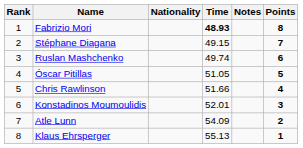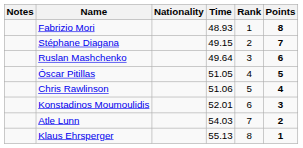columns swapped: (18, 12) <-> (248, 12)
(217, 27) bold -> (220, 27) normal
(217, 58) 49.74 -> (220, 58) 49.64
(217, 89) 51.66 -> (220, 89) 51.06
(217, 120) 54.09 -> (220, 120) 54.03
